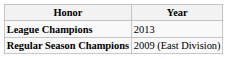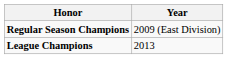rows swapped: (50, 29) <-> (68, 45)
